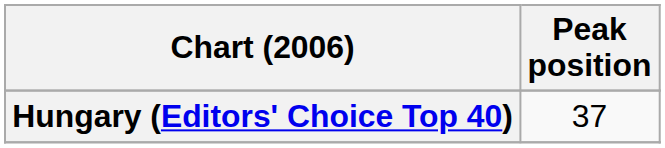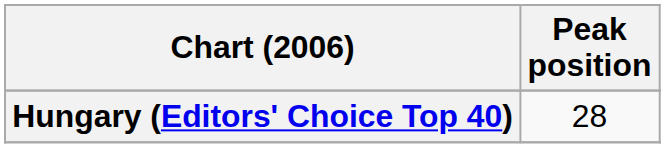(589, 116) 37 -> (589, 116) 28
